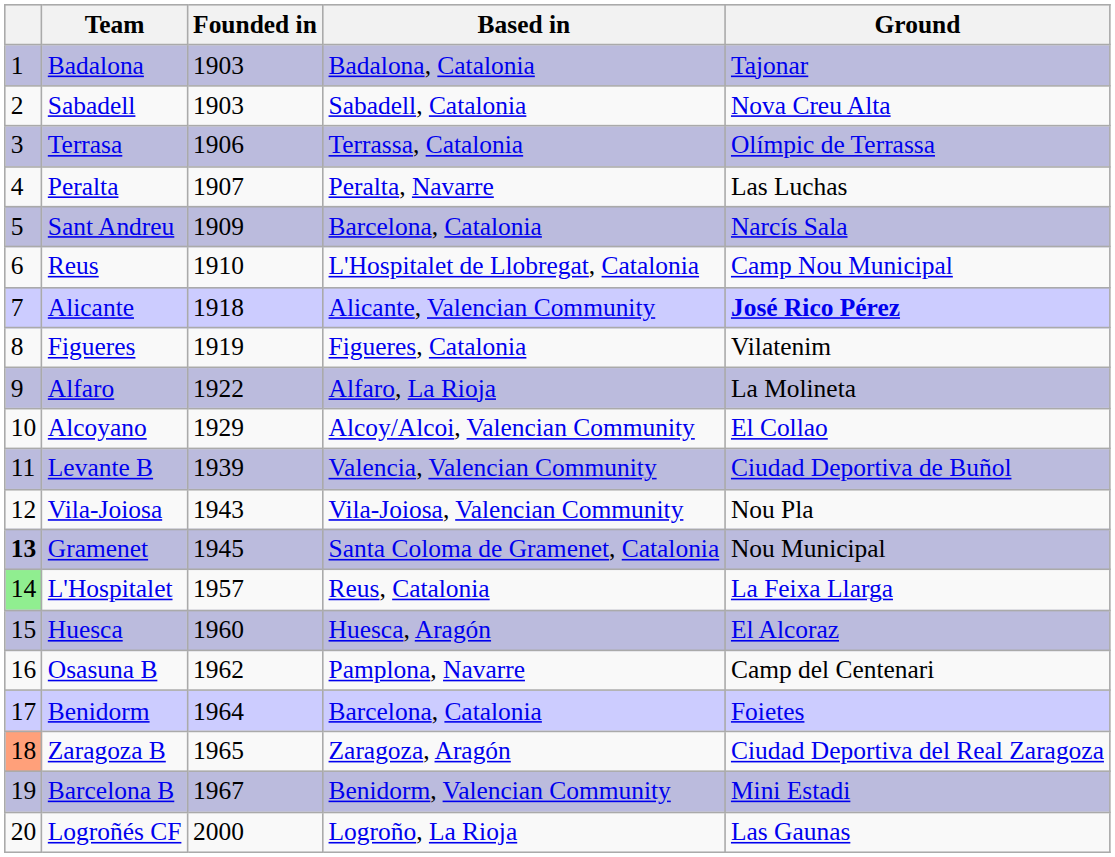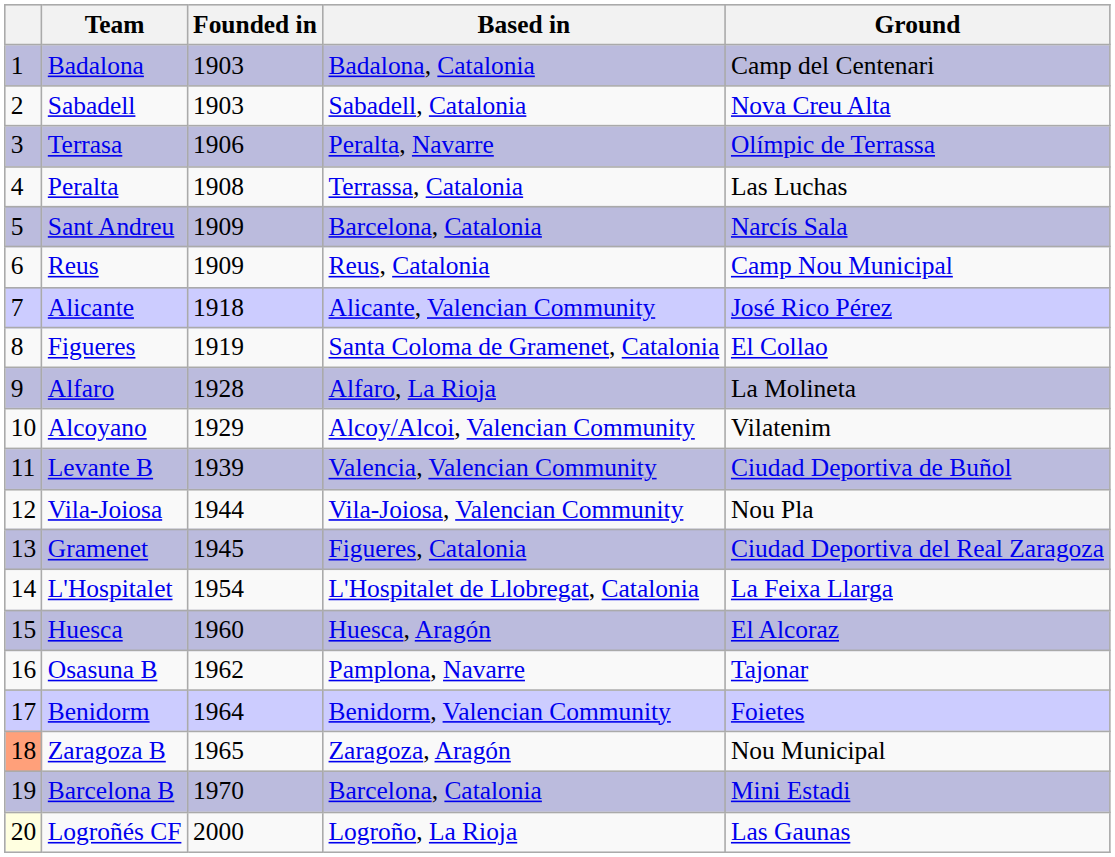(770, 65) Tajonar -> (833, 65) Camp del Centenari
(426, 145) Terrassa, Catalonia -> (411, 145) Peralta, Navarre
(219, 186) 1907 -> (219, 186) 1908
(411, 186) Peralta, Navarre -> (426, 186) Terrassa, Catalonia
(219, 266) 1910 -> (219, 266) 1909
(514, 266) L'Hospitalet de Llobregat, Catalonia -> (409, 266) Reus, Catalonia
(815, 307) bold -> (811, 307) normal
(427, 347) Figueres, Catalonia -> (524, 347) Santa Coloma de Gramenet, Catalonia
(781, 347) Vilatenim -> (779, 347) El Collao
(219, 387) 1922 -> (219, 387) 1928
(779, 428) El Collao -> (781, 428) Vilatenim
(219, 508) 1943 -> (219, 508) 1944
(23, 549) bold -> (23, 549) normal
(524, 549) Santa Coloma de Gramenet, Catalonia -> (427, 549) Figueres, Catalonia
(808, 549) Nou Municipal -> (917, 549) Ciudad Deportiva del Real Zaragoza
(23, 589) lightgreen background -> (23, 589) no background
(219, 589) 1957 -> (219, 589) 1954
(409, 589) Reus, Catalonia -> (514, 589) L'Hospitalet de Llobregat, Catalonia
(833, 670) Camp del Centenari -> (770, 670) Tajonar
(435, 710) Barcelona, Catalonia -> (500, 710) Benidorm, Valencian Community
(917, 750) Ciudad Deportiva del Real Zaragoza -> (808, 750) Nou Municipal
(219, 791) 1967 -> (219, 791) 1970
(500, 791) Benidorm, Valencian Community -> (435, 791) Barcelona, Catalonia
(23, 831) no background -> (23, 831) lightyellow background
